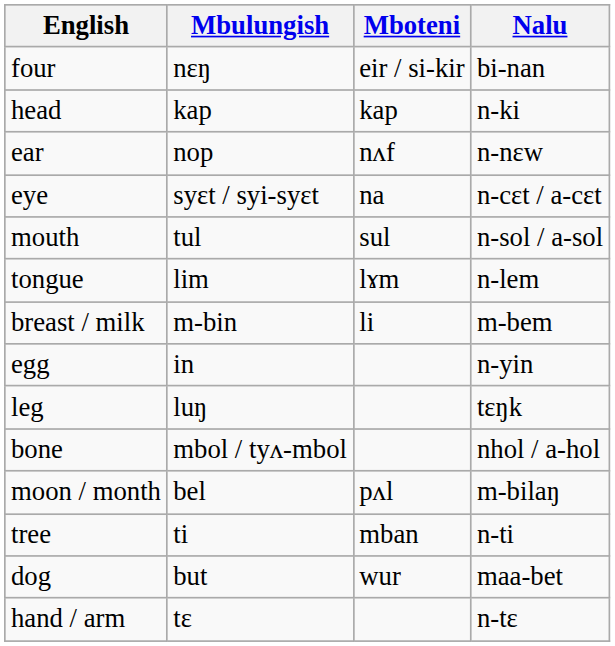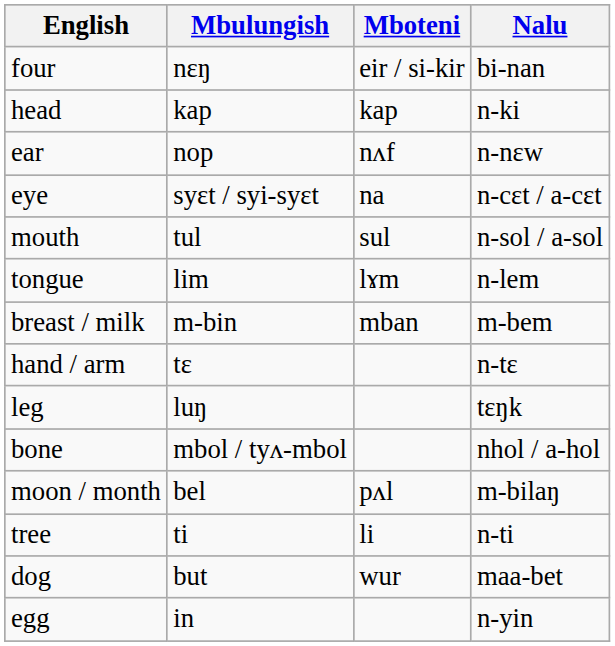(367, 322) li -> (389, 322) mban
rows swapped: (68, 618) <-> (30, 364)
(389, 534) mban -> (367, 534) li
